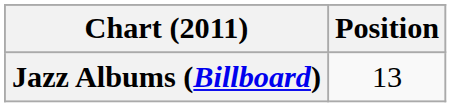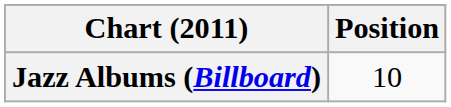(387, 76) 13 -> (387, 76) 10
